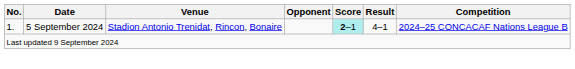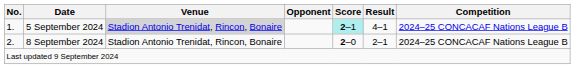(195, 26) no background -> (195, 26) lightgrey background
+ row: (65, 41)
